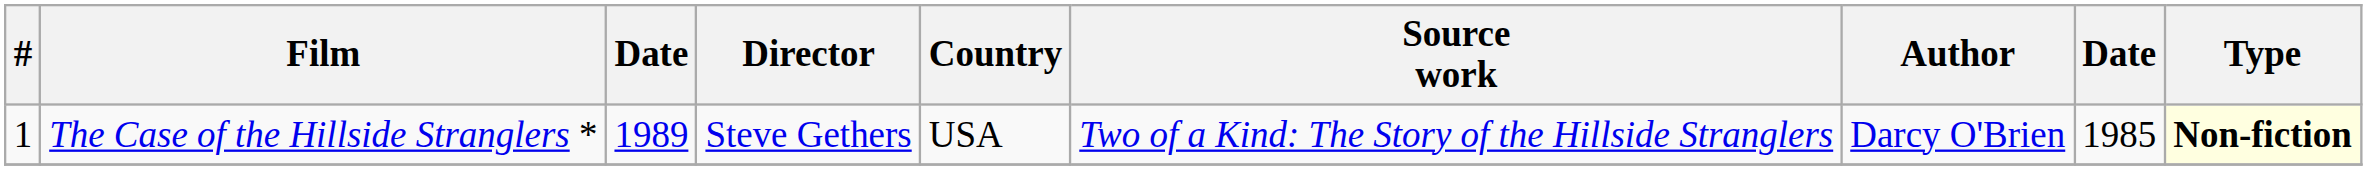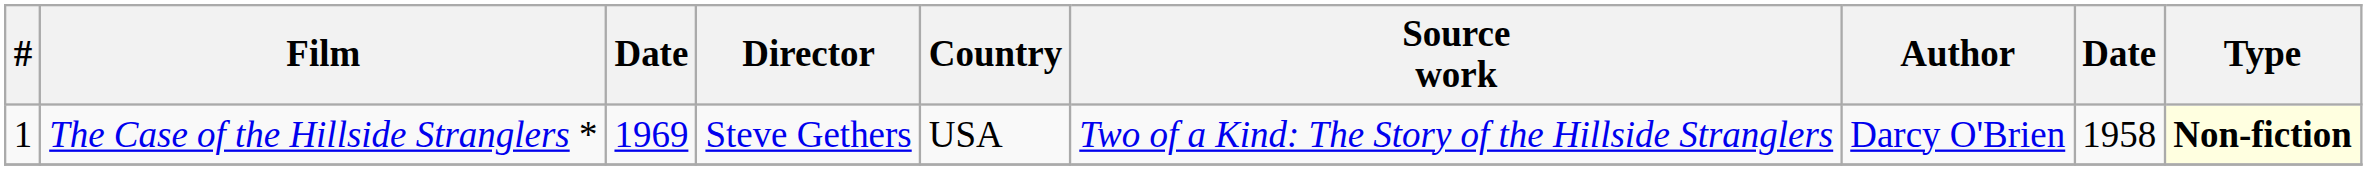(651, 134) 1989 -> (651, 134) 1969
(2119, 134) 1985 -> (2119, 134) 1958
